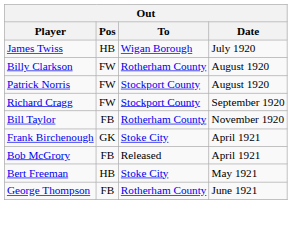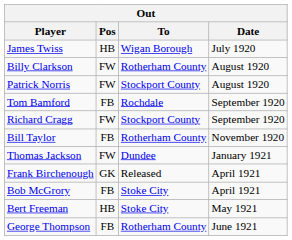+ row: (38, 102)
+ row: (44, 155)
(145, 137) Stoke City -> (141, 173) Released
(141, 155) Released -> (145, 191) Stoke City
